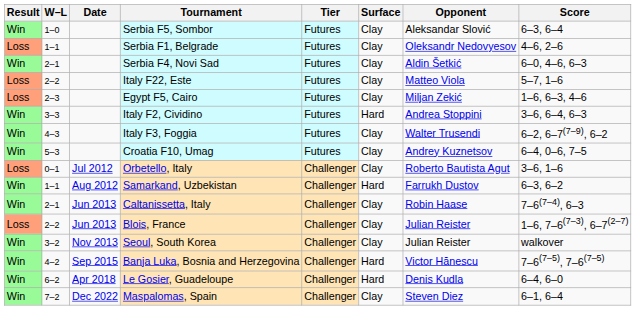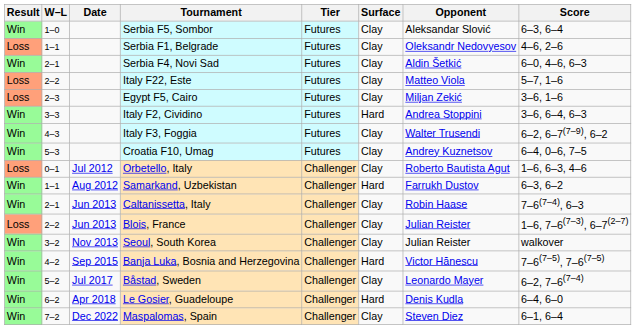(554, 98) 1–6, 6–3, 4–6 -> (542, 98) 3–6, 1–6
(542, 168) 3–6, 1–6 -> (554, 168) 1–6, 6–3, 4–6
+ row: (162, 281)
